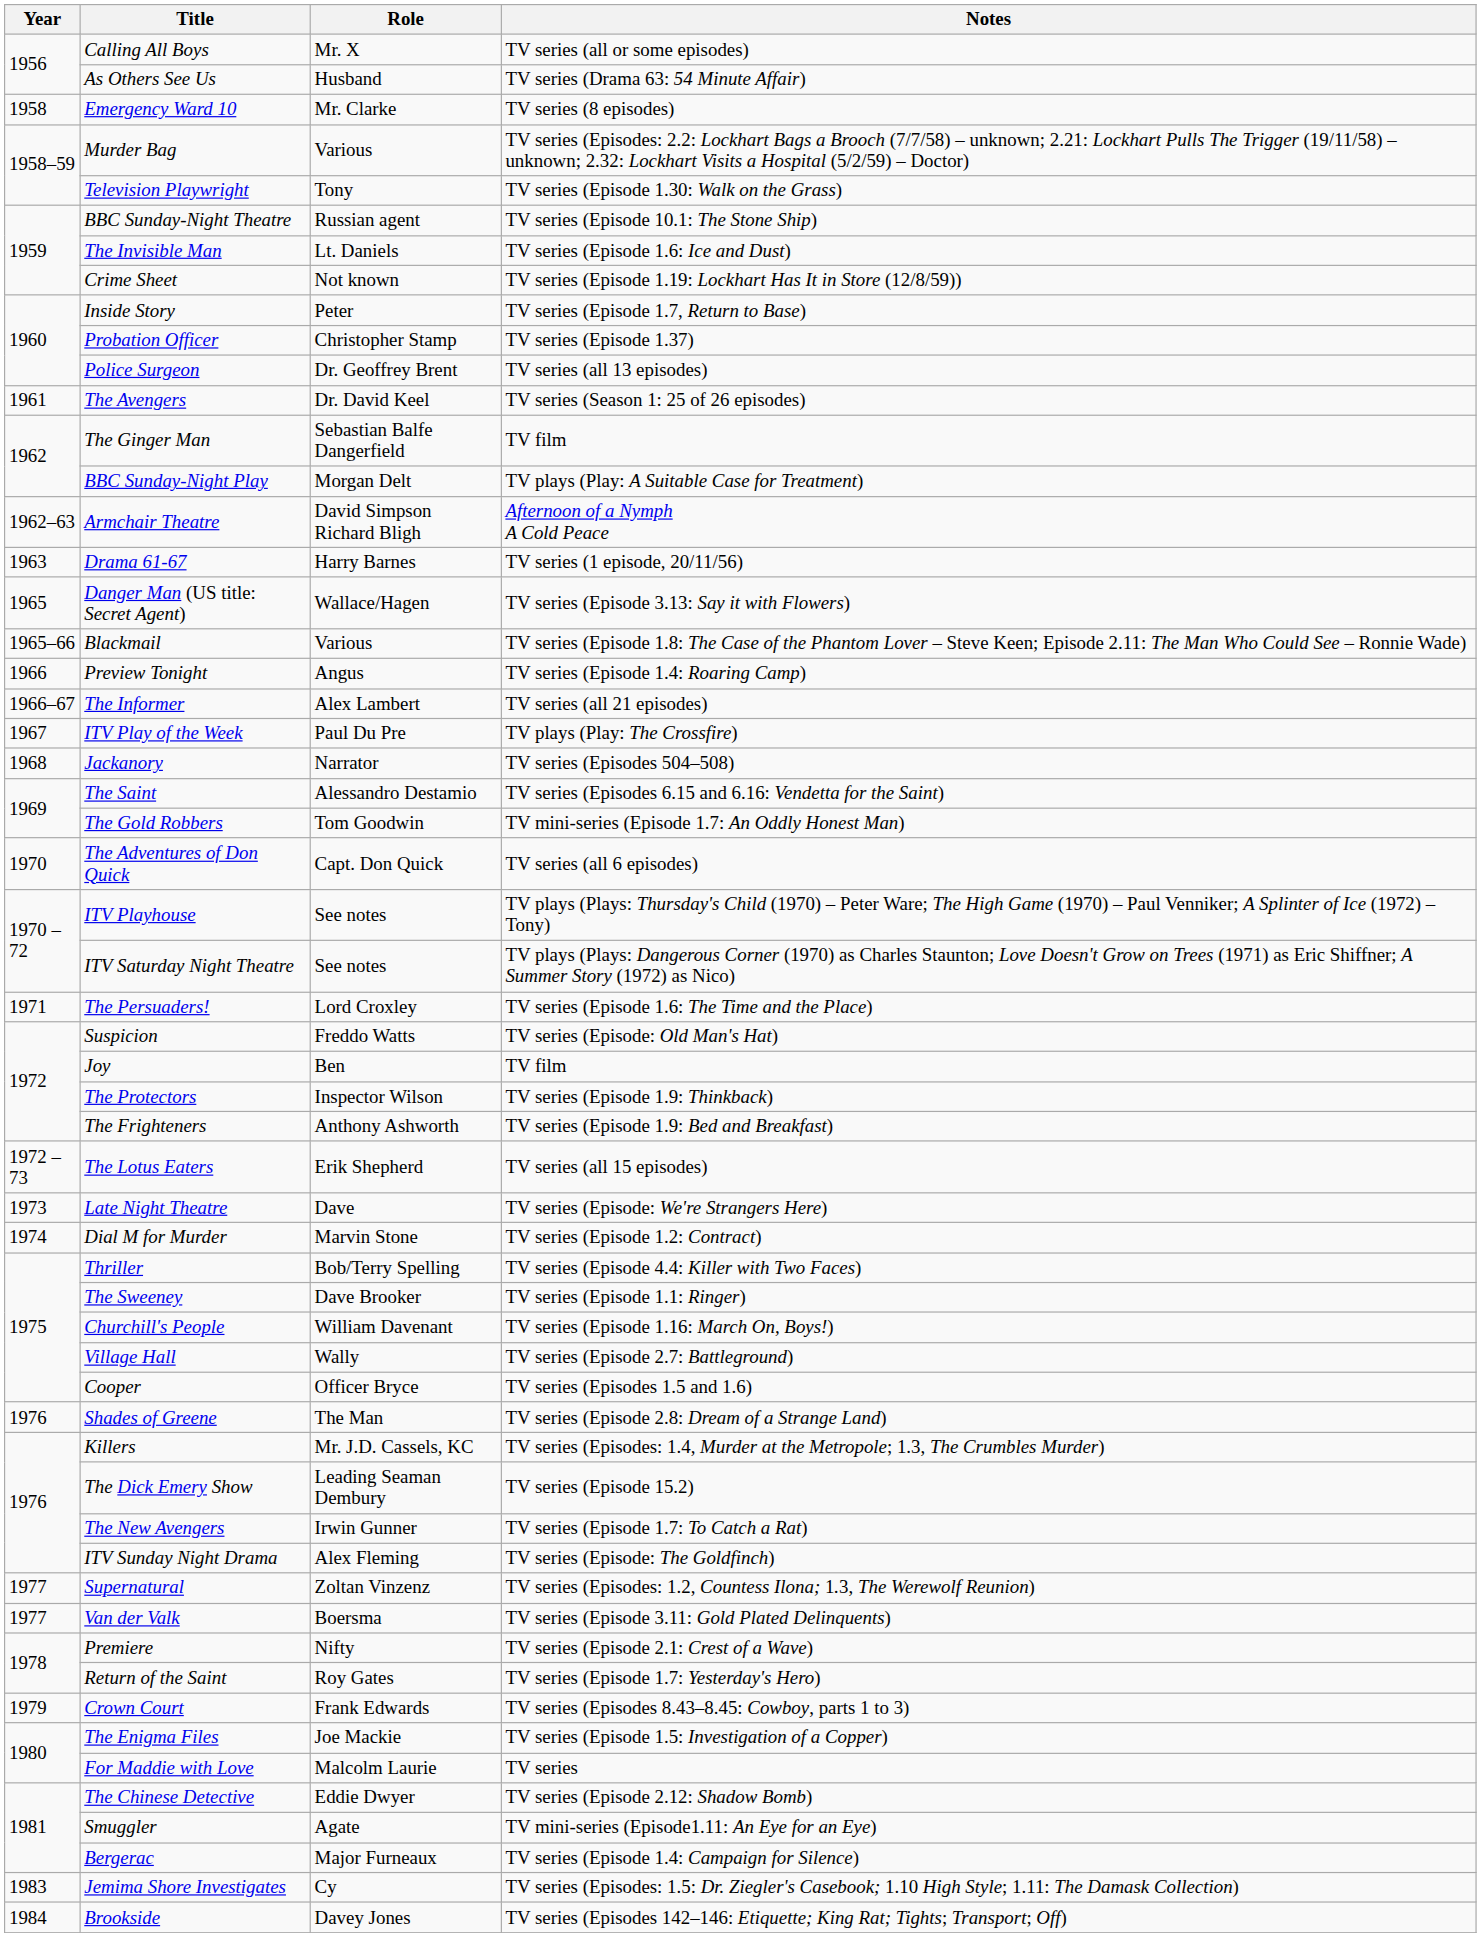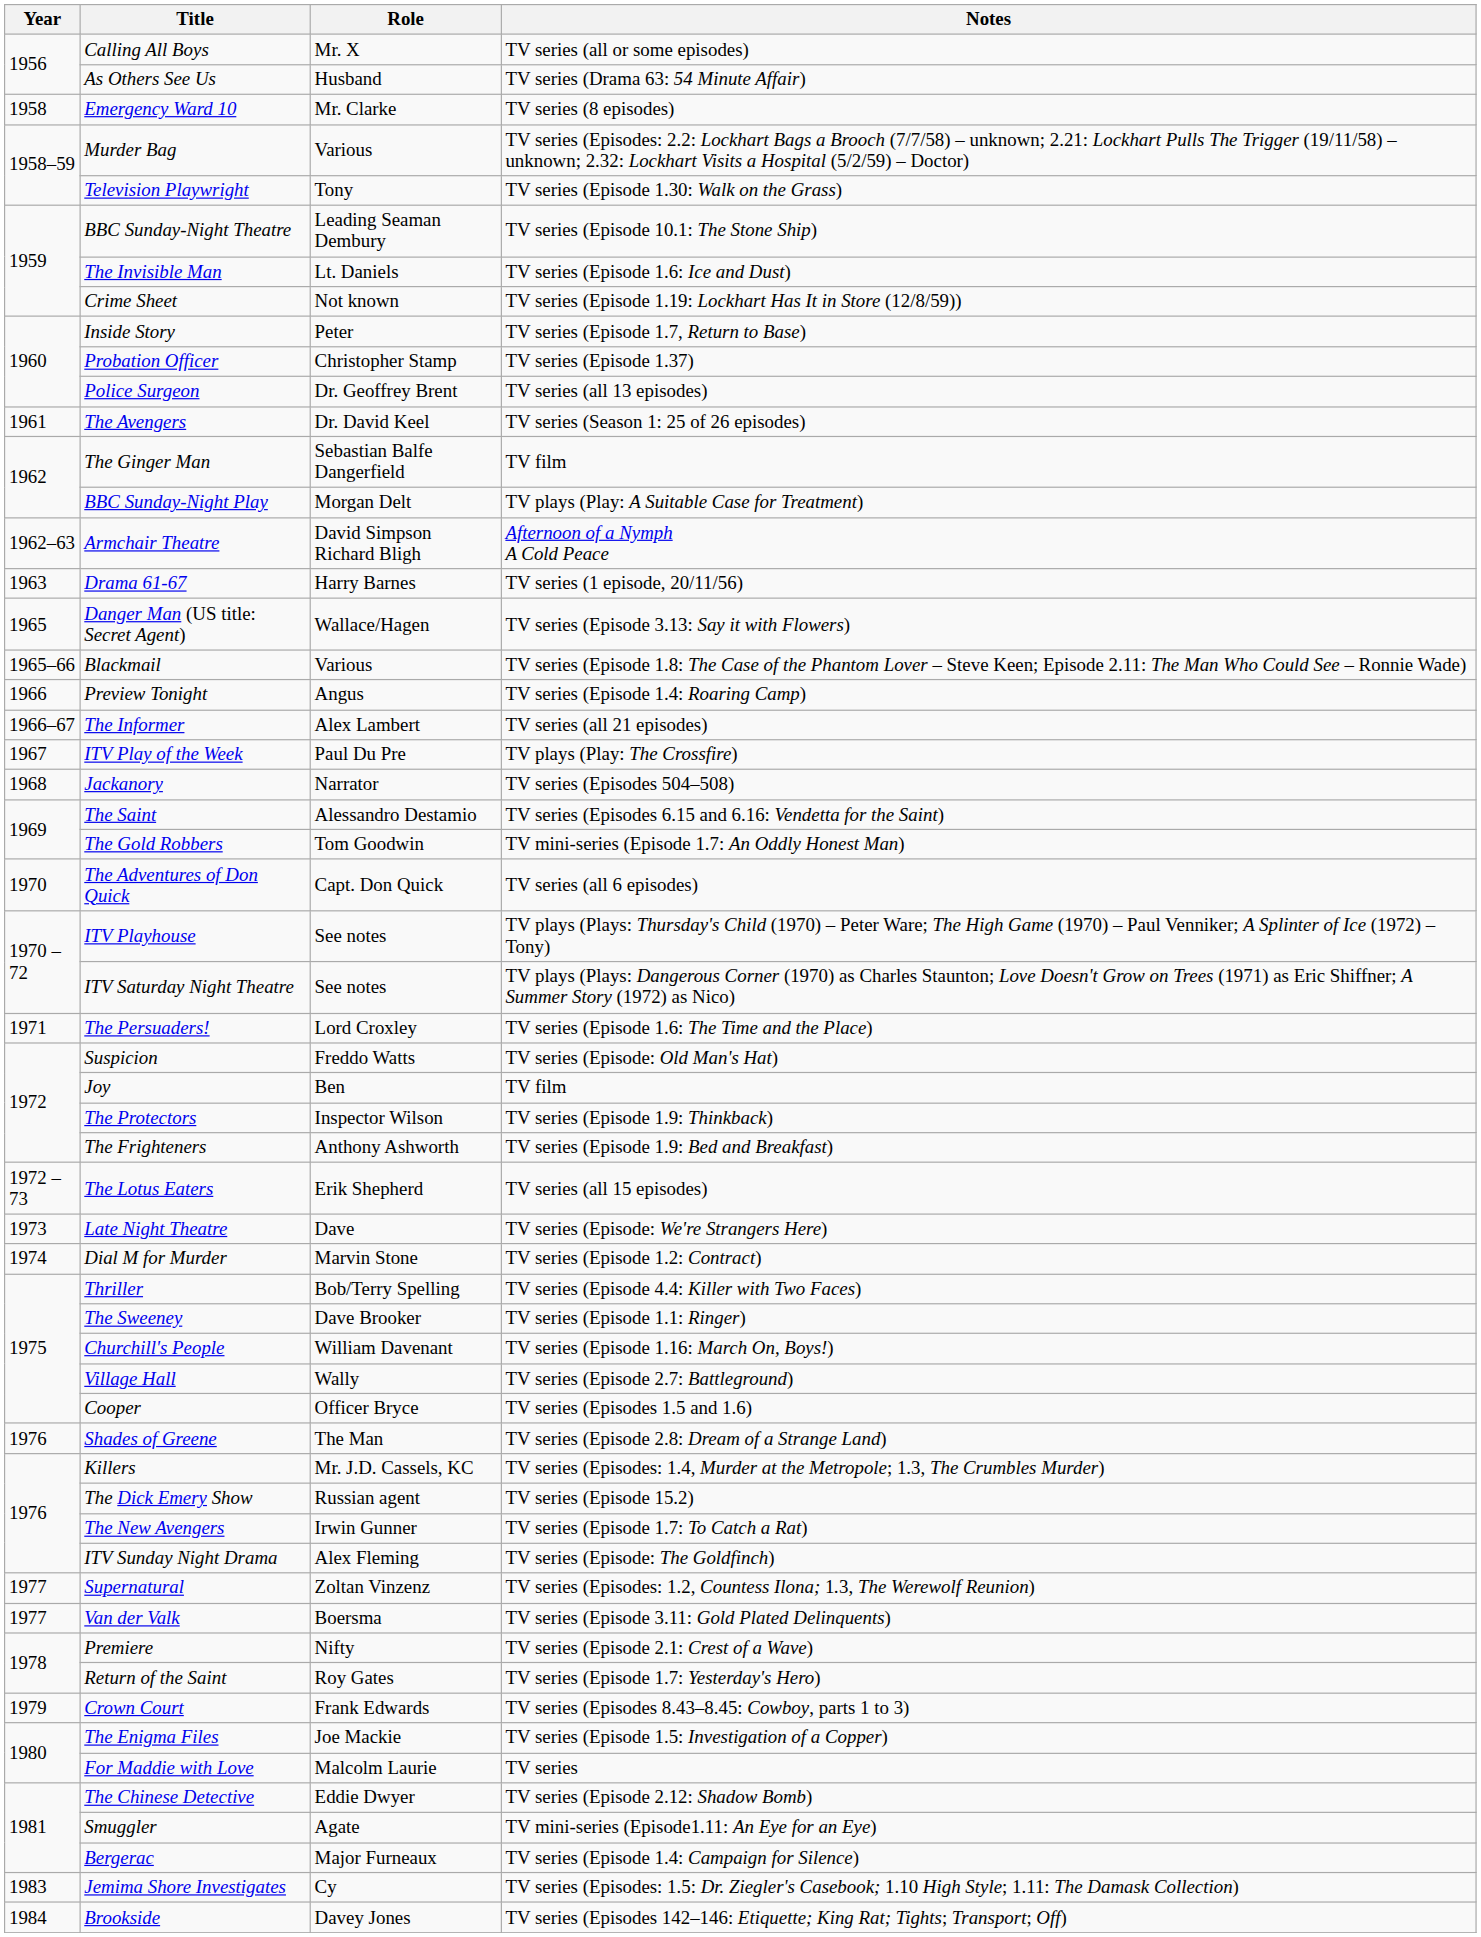(367, 220) Russian agent -> (378, 230) Leading Seaman Dembury
(378, 1487) Leading Seaman Dembury -> (367, 1498) Russian agent
